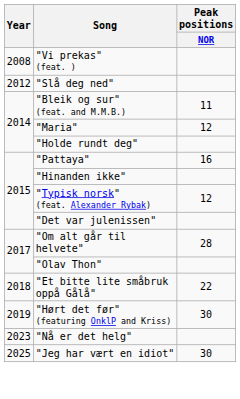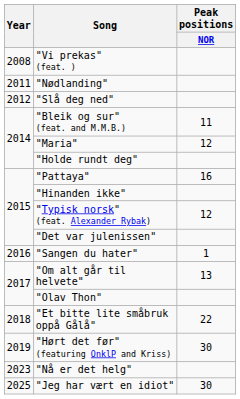+ row: (72, 83)
+ row: (87, 253)
(206, 243) 28 -> (206, 275) 13
